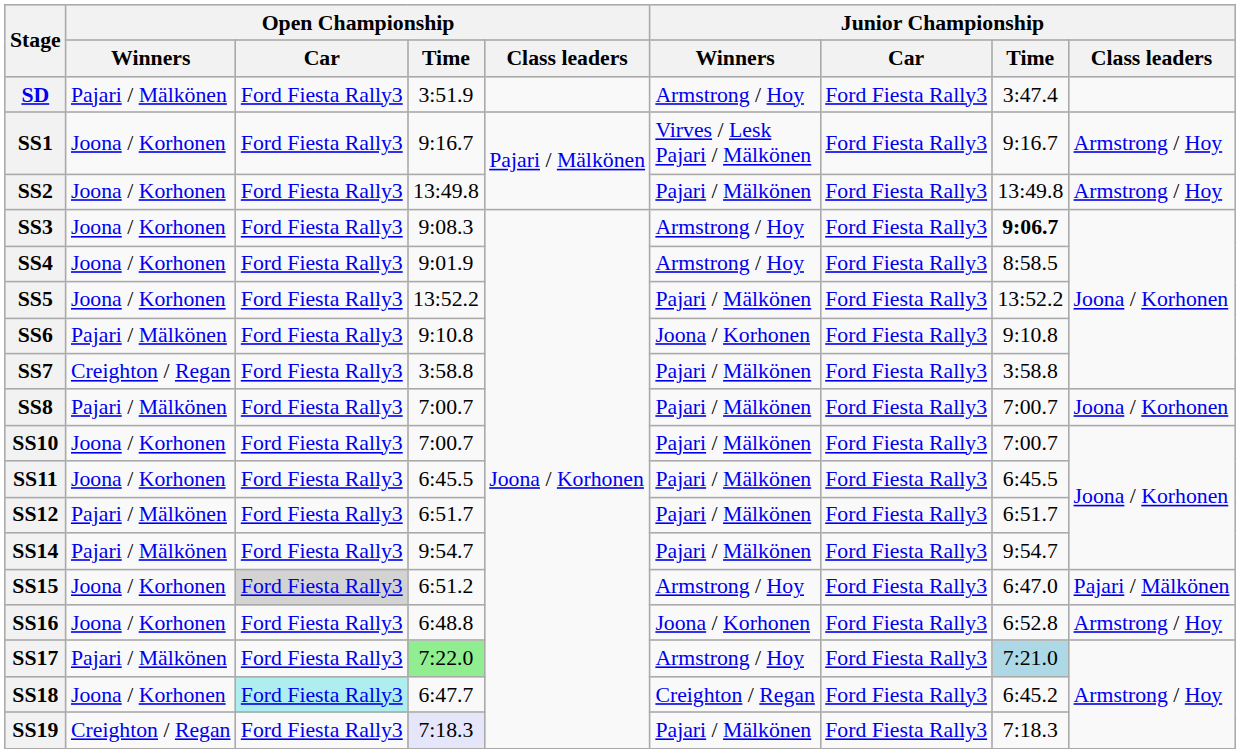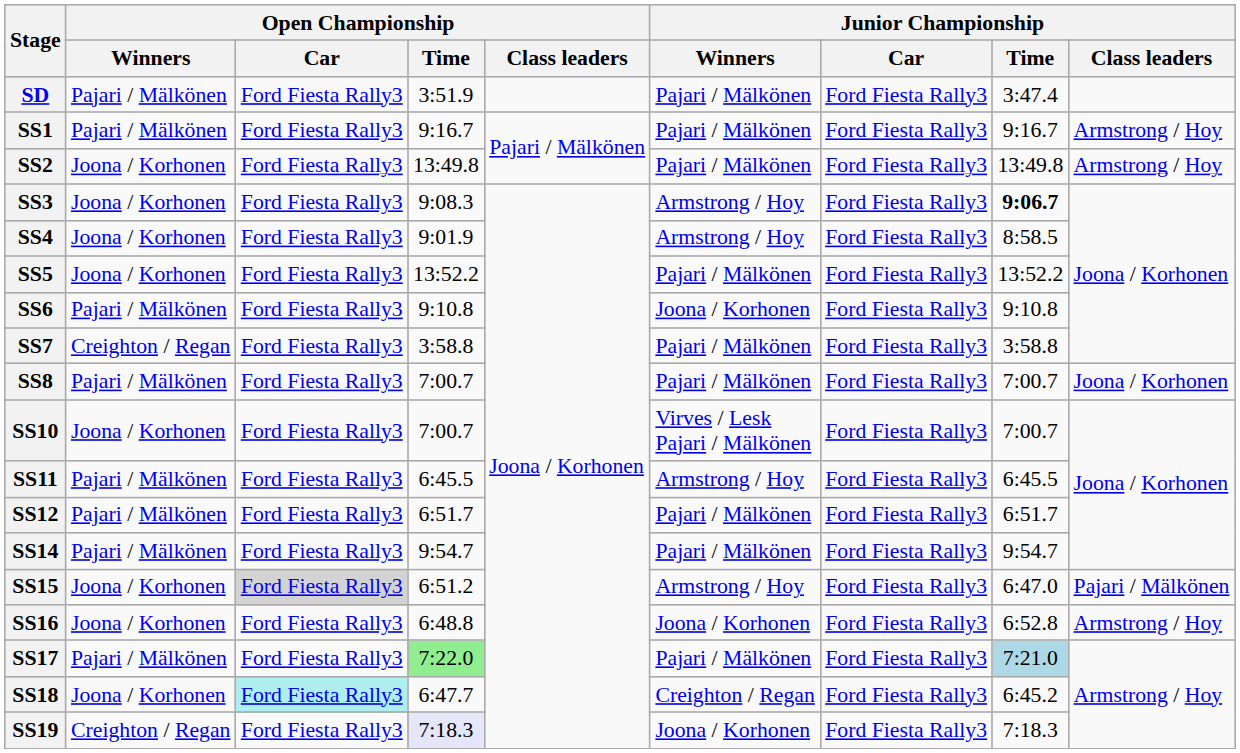(730, 93) Armstrong / Hoy -> (733, 93) Pajari / Mälkönen
(148, 142) Joona / Korhonen -> (149, 129) Pajari / Mälkönen
(733, 142) Virves / Lesk Pajari / Mälkönen -> (733, 129) Pajari / Mälkönen
(733, 442) Pajari / Mälkönen -> (733, 429) Virves / Lesk Pajari / Mälkönen
(148, 478) Joona / Korhonen -> (149, 478) Pajari / Mälkönen
(733, 478) Pajari / Mälkönen -> (730, 478) Armstrong / Hoy
(730, 657) Armstrong / Hoy -> (733, 657) Pajari / Mälkönen
(733, 729) Pajari / Mälkönen -> (733, 729) Joona / Korhonen
